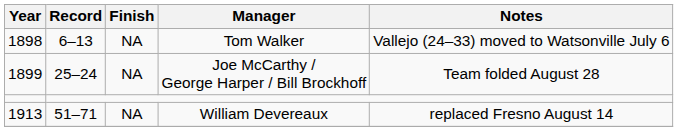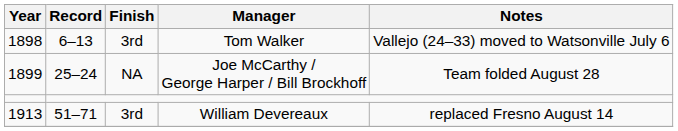(132, 41) NA -> (132, 41) 3rd
(132, 114) NA -> (132, 114) 3rd
